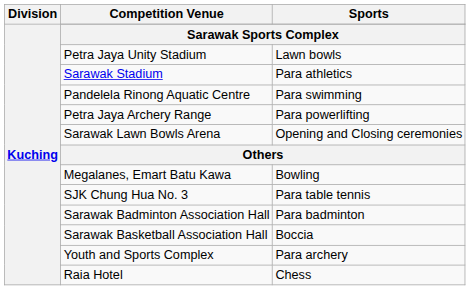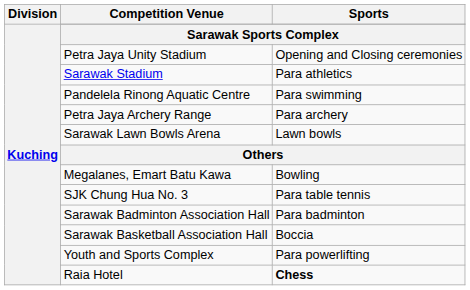(308, 54) Lawn bowls -> (369, 54) Opening and Closing ceremonies
(322, 114) Para powerlifting -> (312, 114) Para archery
(369, 134) Opening and Closing ceremonies -> (308, 134) Lawn bowls
(312, 255) Para archery -> (322, 255) Para powerlifting
(293, 275) normal -> (294, 275) bold
